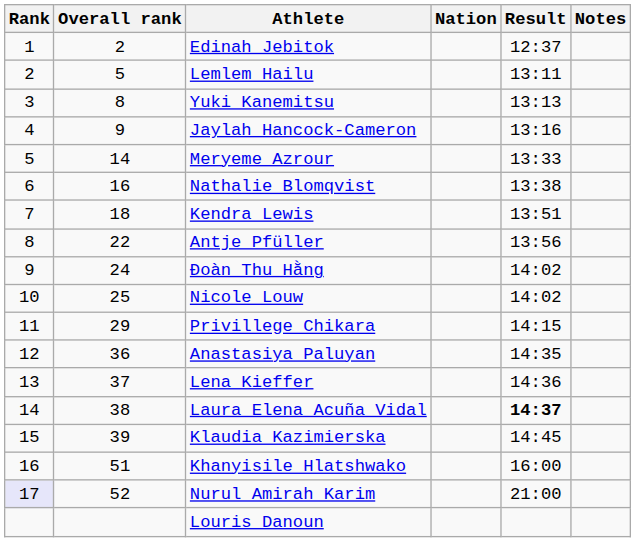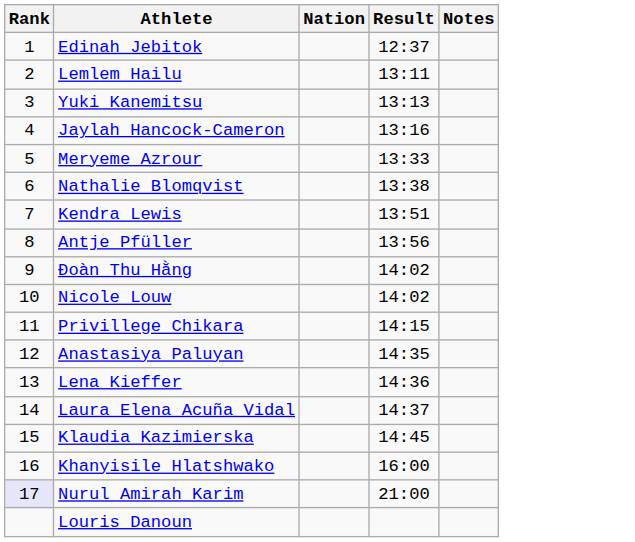- column: (120, 19)
(536, 410) bold -> (404, 410) normal
